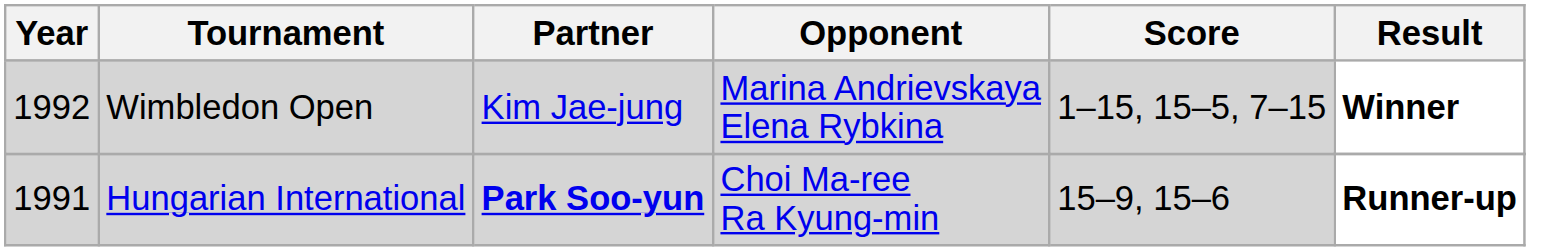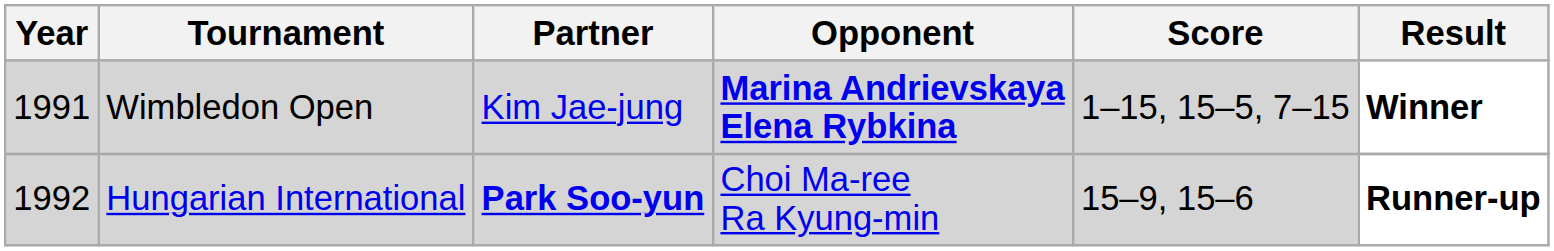(52, 107) 1992 -> (52, 107) 1991
(881, 107) normal -> (893, 107) bold
(52, 200) 1991 -> (52, 200) 1992
